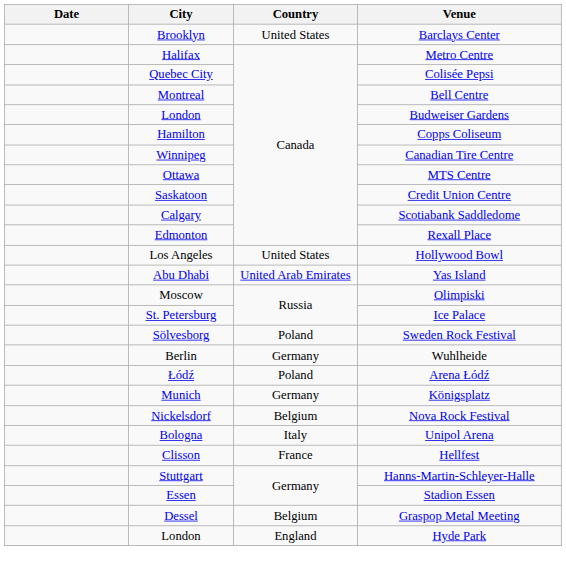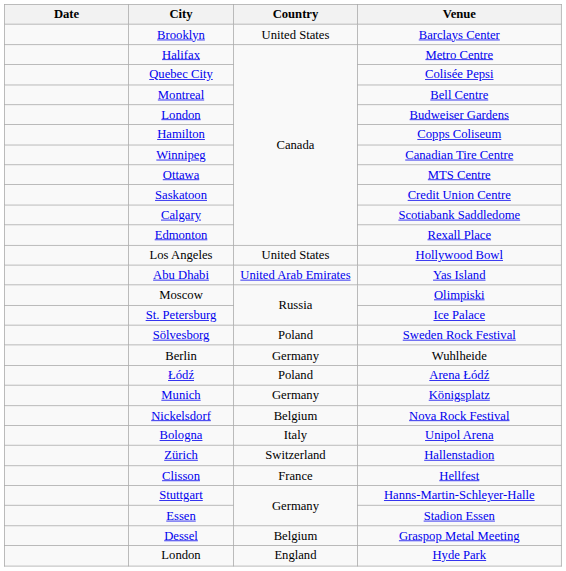+ row: (459, 455)
